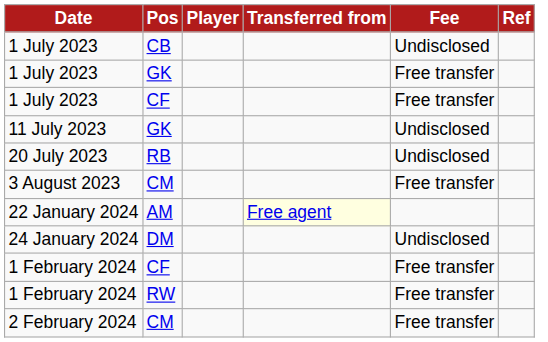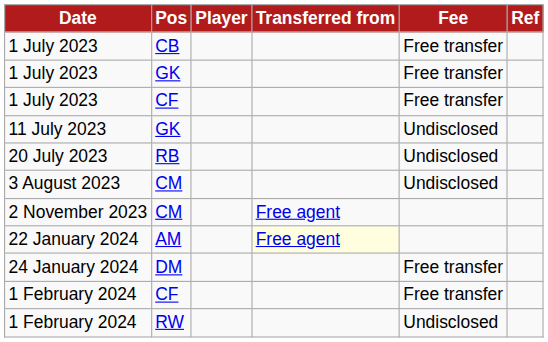(442, 45) Undisclosed -> (453, 45) Free transfer
(444, 184) Free transfer -> (451, 184) Undisclosed
+ row: (78, 211)
(442, 239) Undisclosed -> (453, 267) Free transfer
(444, 294) Free transfer -> (451, 322) Undisclosed
- row: (73, 322)
